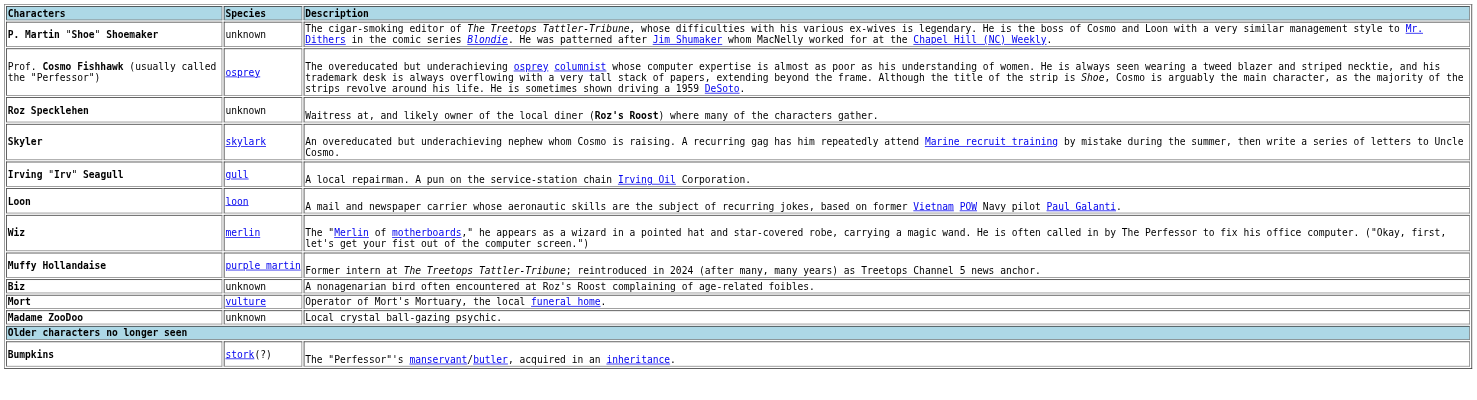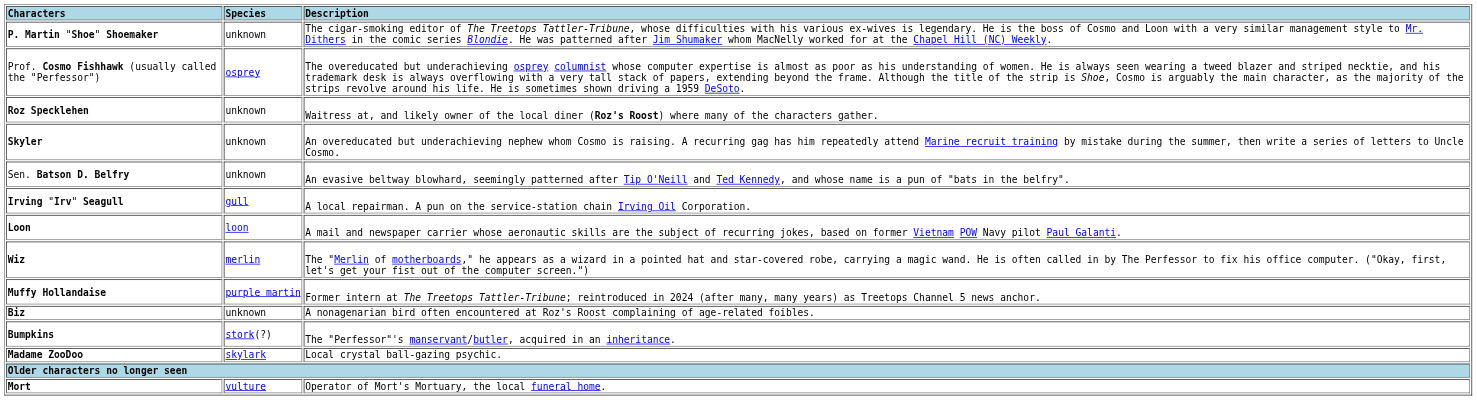(246, 142) skylark -> (246, 142) unknown
+ row: (69, 174)
rows swapped: (19, 302) <-> (31, 354)
(246, 317) unknown -> (246, 355) skylark
